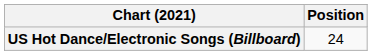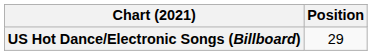(336, 38) 24 -> (336, 38) 29
